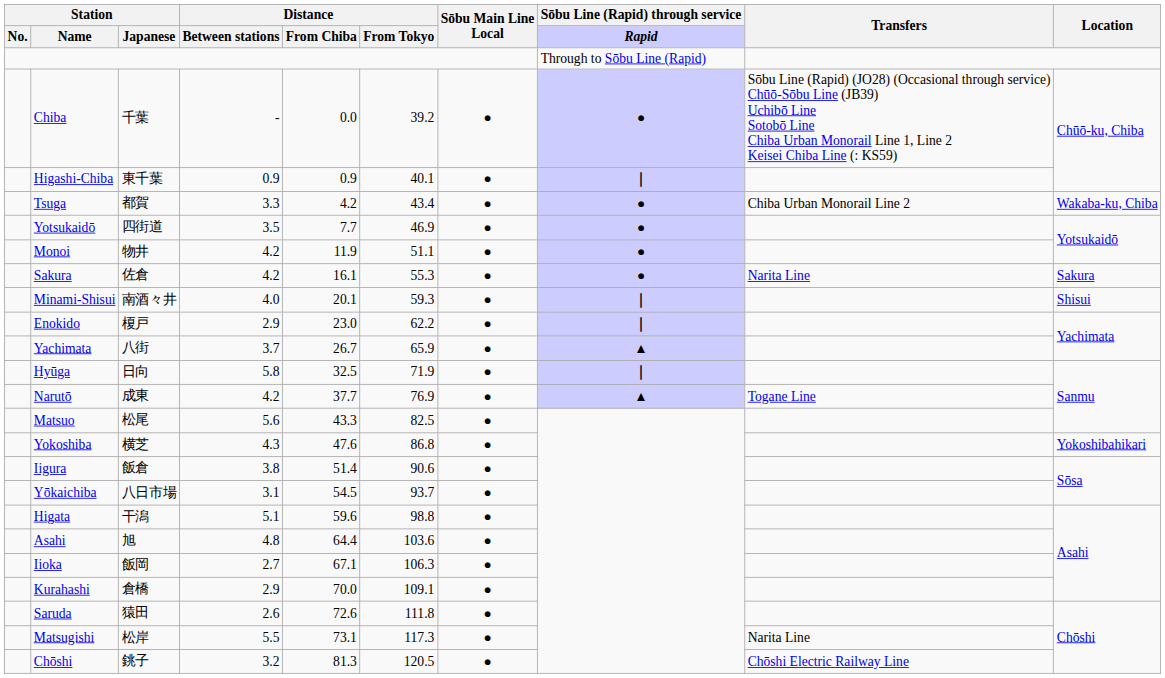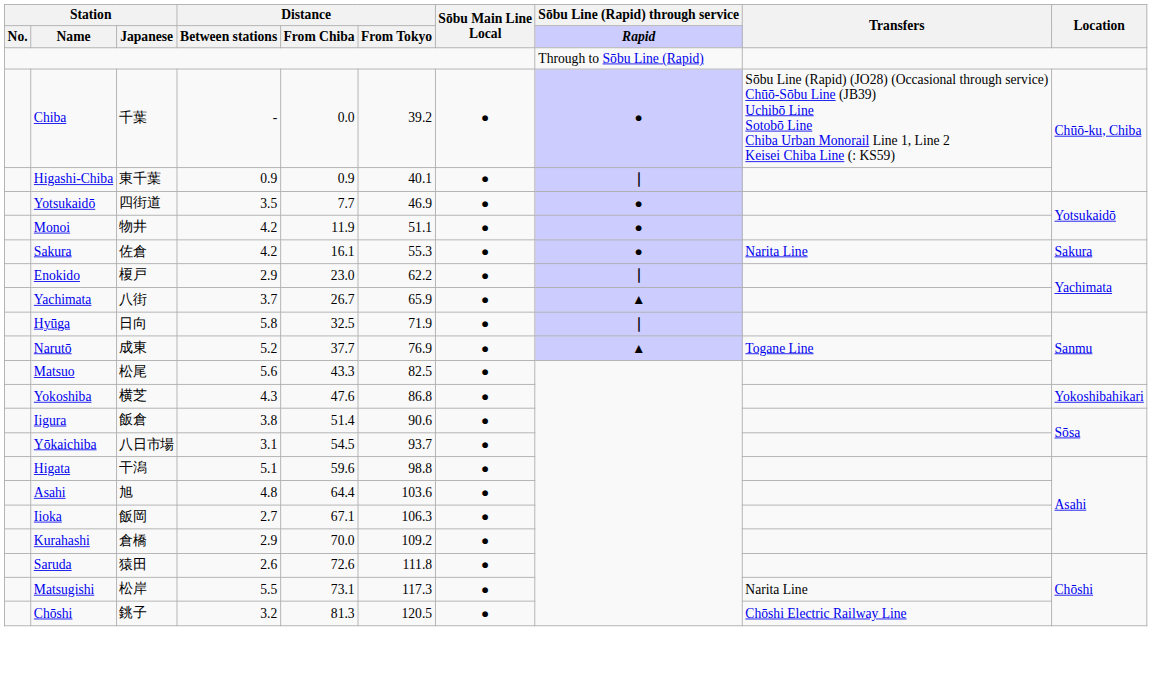- row: (50, 203)
- row: (75, 299)
(271, 396) 4.2 -> (269, 348) 5.2
(419, 589) 109.1 -> (417, 541) 109.2
